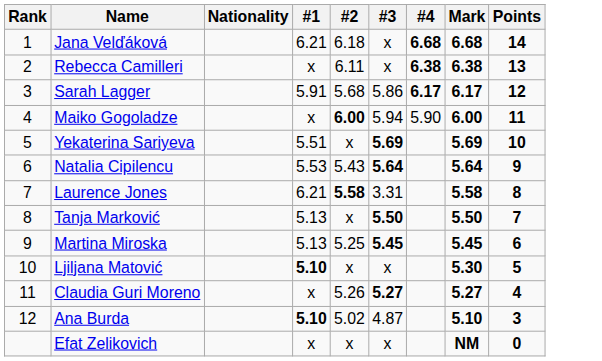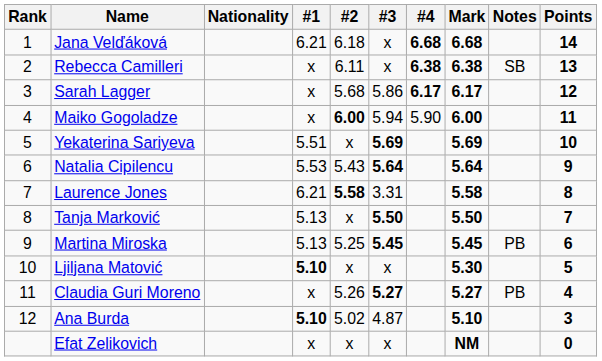+ column: (515, 17)
(311, 92) 5.91 -> (311, 92) x
